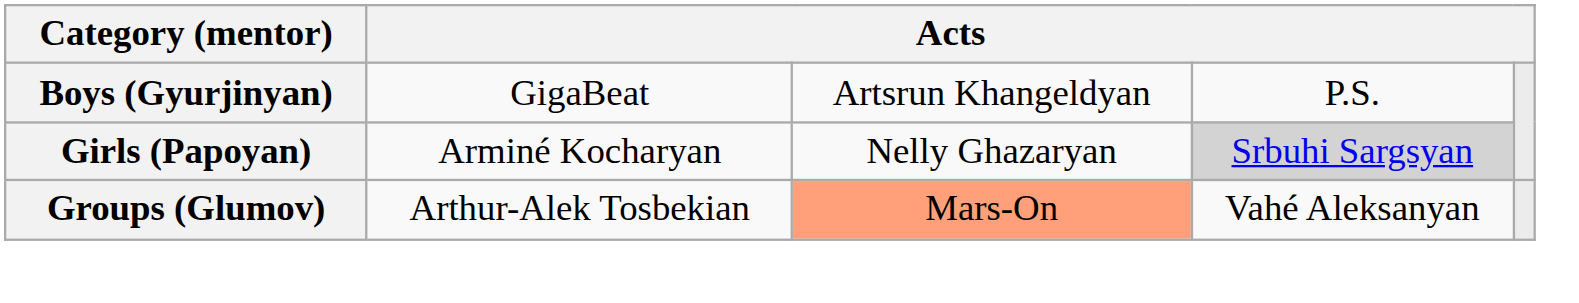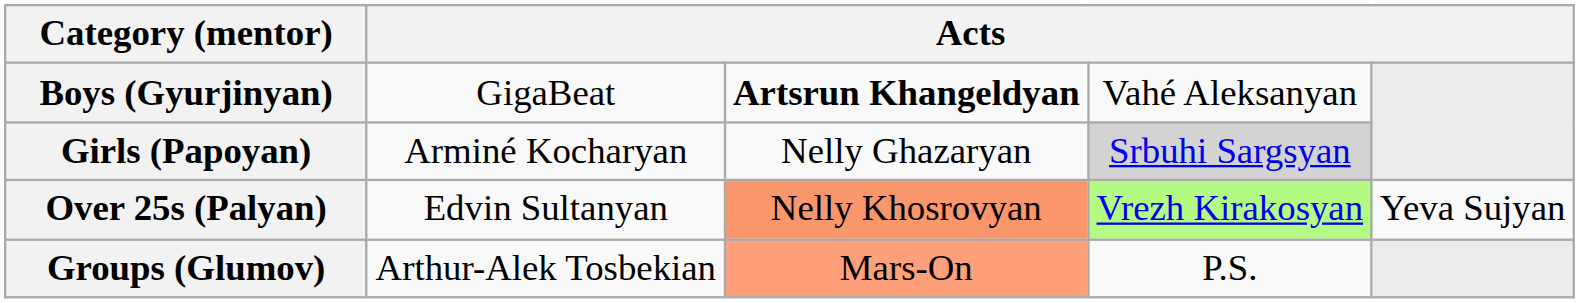(992, 92) normal -> (906, 92) bold
(1352, 92) P.S. -> (1230, 92) Vahé Aleksanyan
+ row: (186, 208)
(1352, 208) Vahé Aleksanyan -> (1230, 267) P.S.
